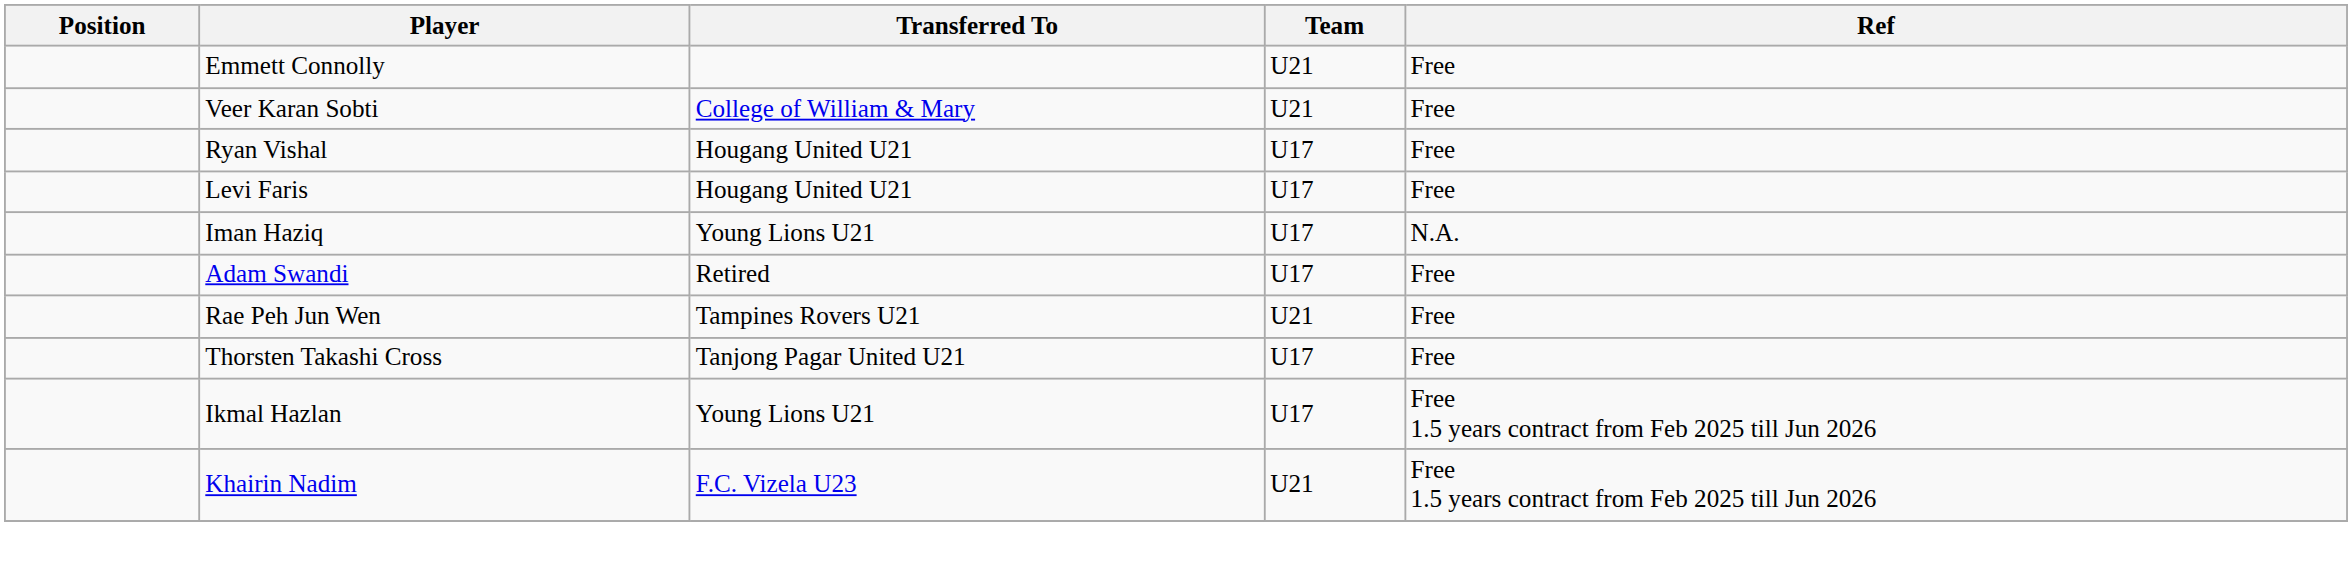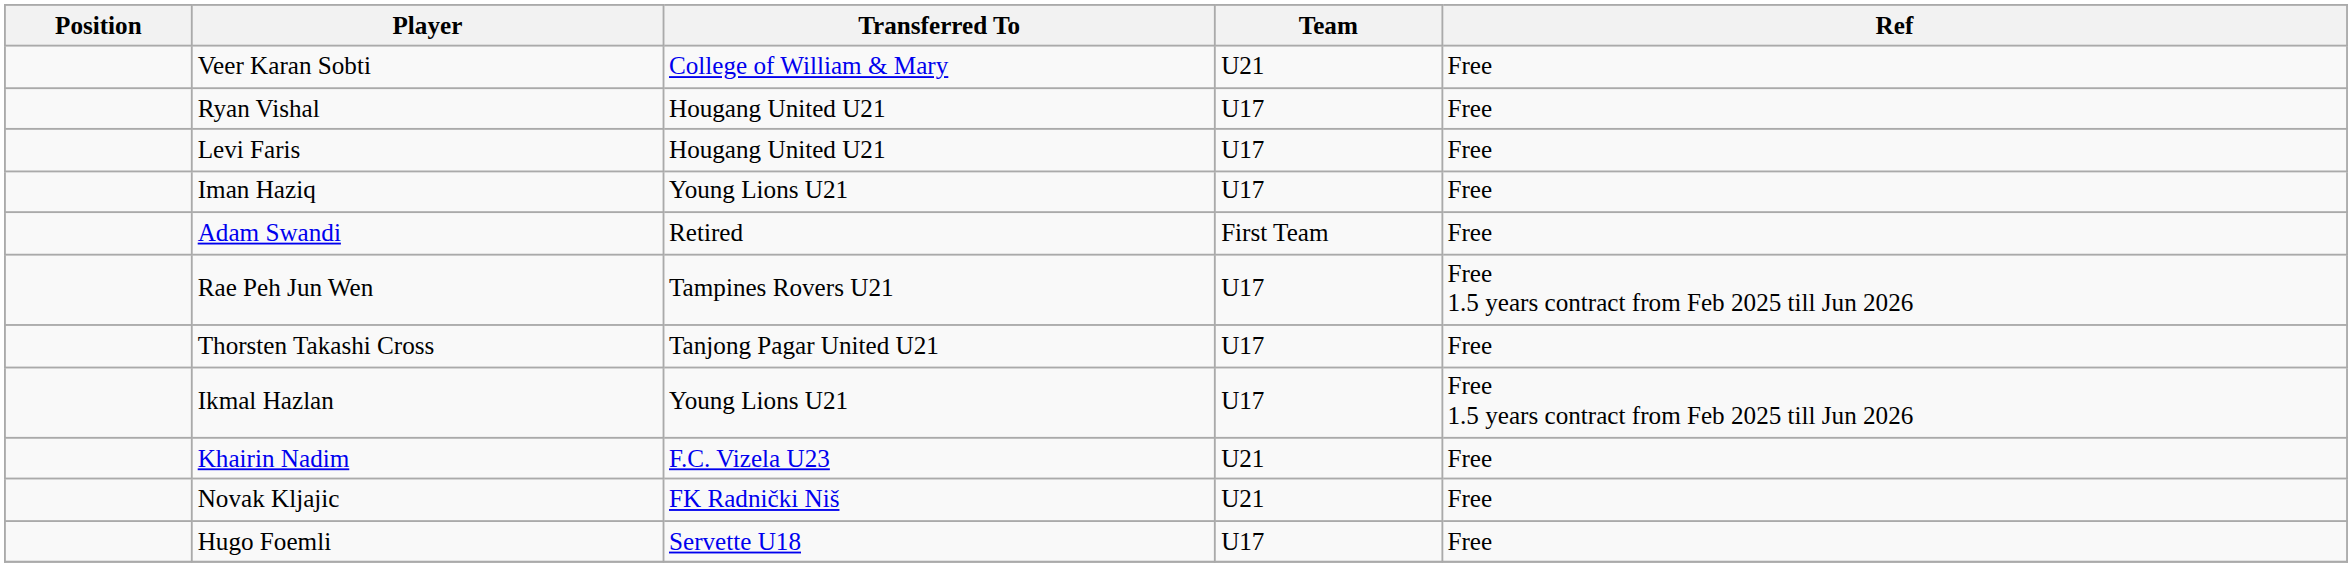- row: (295, 66)
(1435, 232) N.A. -> (1470, 190) Free
(1292, 273) U17 -> (1275, 232) First Team
(1292, 315) U21 -> (1243, 288) U17
(1433, 315) Free -> (1680, 288) Free 1.5 years contract from Feb 2025 till Jun 2026
(1644, 484) Free 1.5 years contract from Feb 2025 till Jun 2026 -> (1470, 457) Free
+ row: (269, 499)
+ row: (264, 540)
